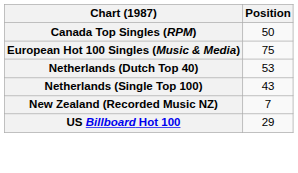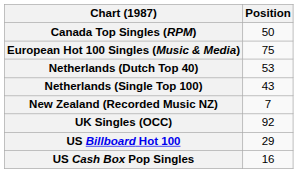+ row: (124, 123)
+ row: (124, 159)
